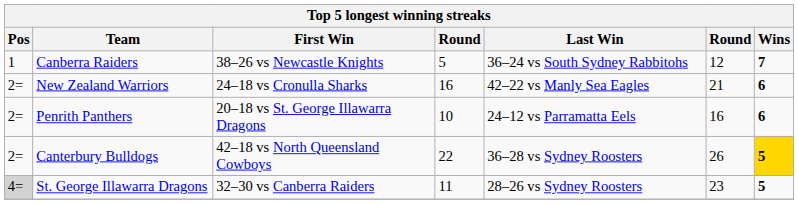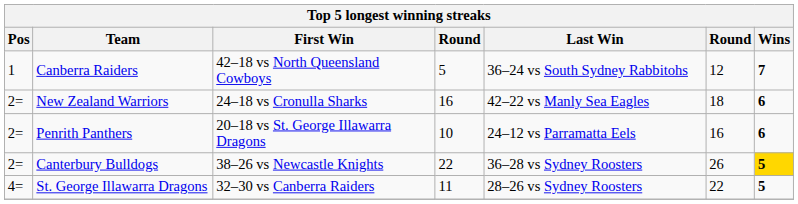(300, 62) 38–26 vs Newcastle Knights -> (298, 70) 42–18 vs North Queensland Cowboys
(716, 85) 21 -> (716, 101) 18
(298, 156) 42–18 vs North Queensland Cowboys -> (300, 164) 38–26 vs Newcastle Knights
(16, 187) lightgrey background -> (16, 187) no background
(716, 187) 23 -> (716, 187) 22
